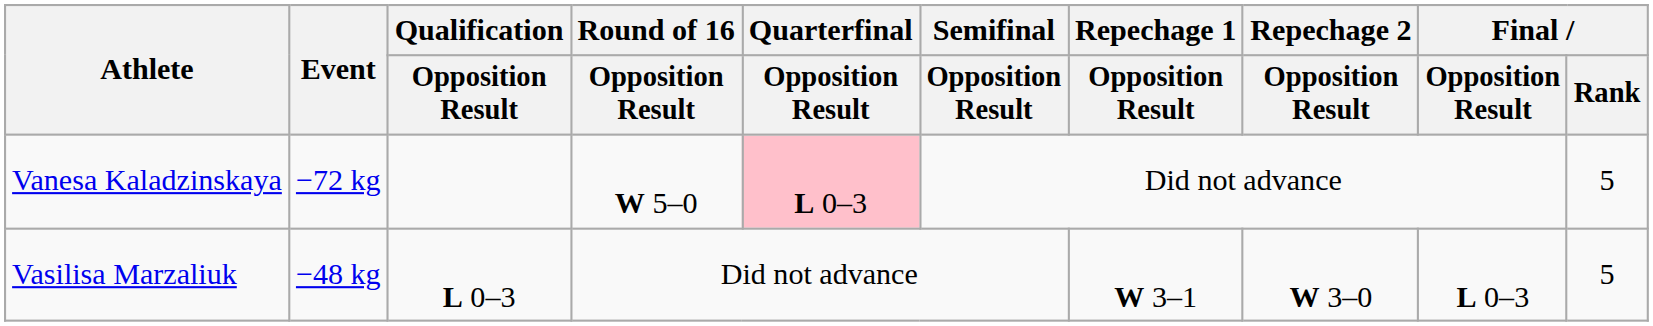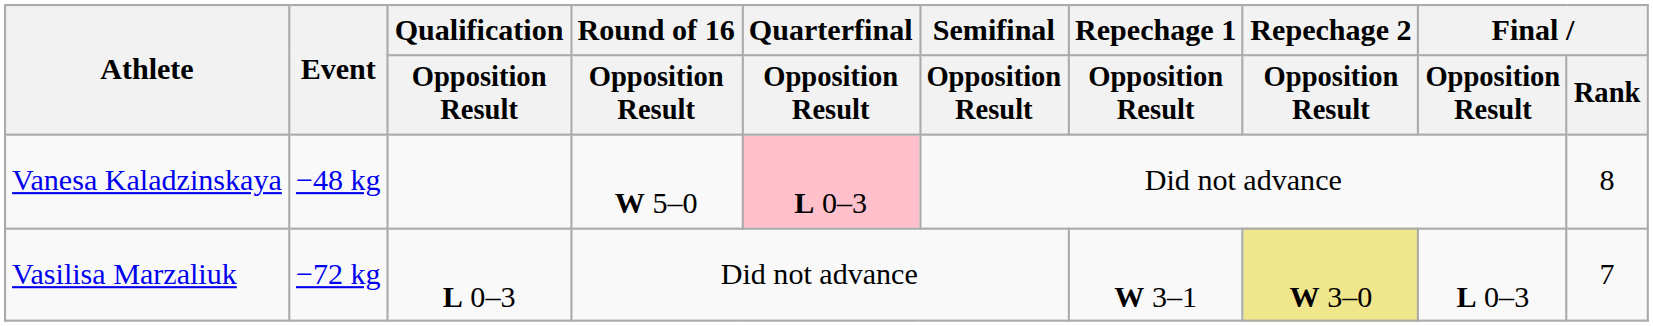(338, 181) −72 kg -> (338, 181) −48 kg
(1607, 181) 5 -> (1607, 181) 8
(338, 274) −48 kg -> (338, 274) −72 kg
(1331, 296) no background -> (1331, 296) khaki background
(1607, 274) 5 -> (1607, 274) 7
